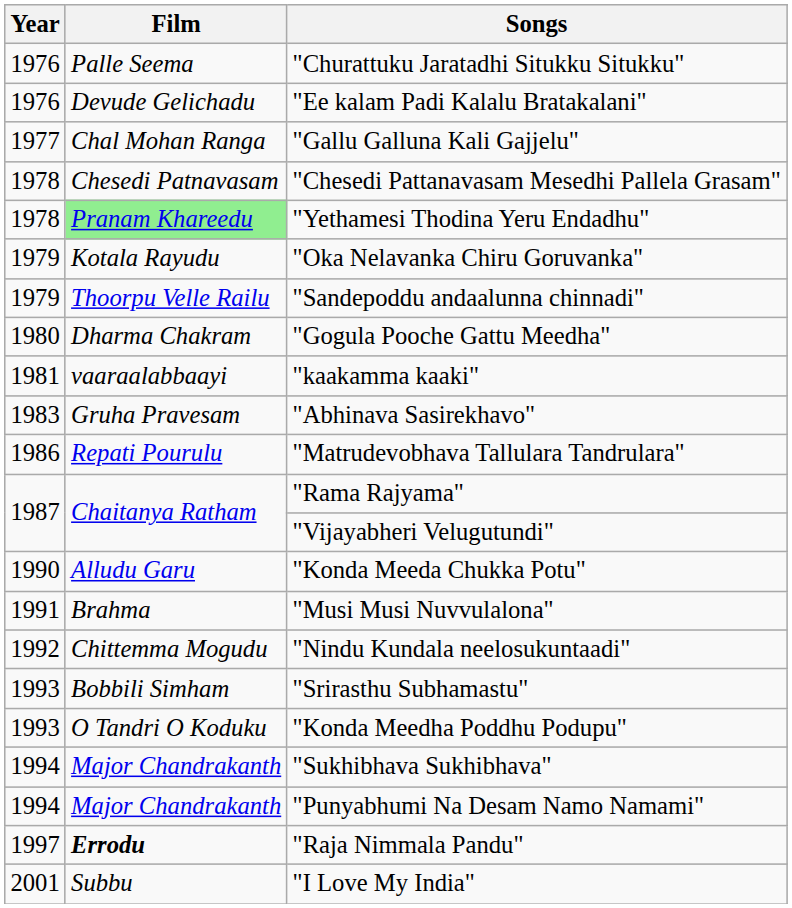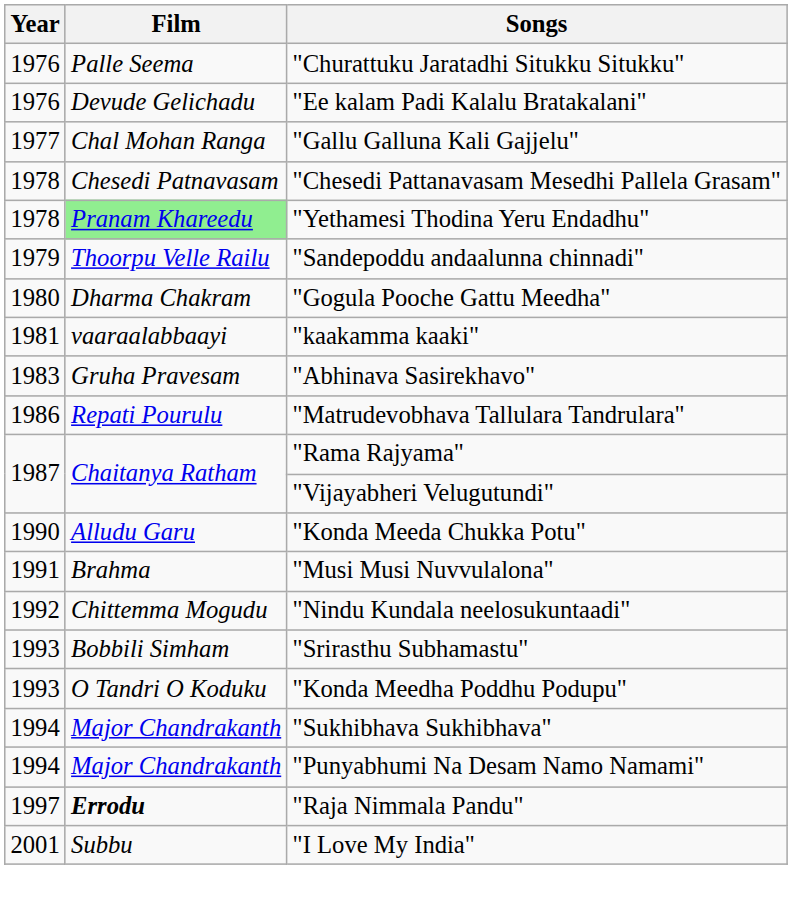- row: (468, 258)
